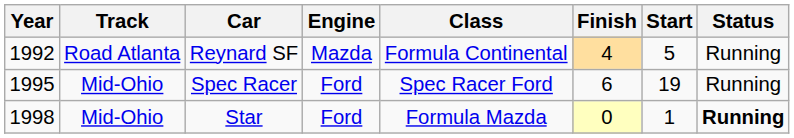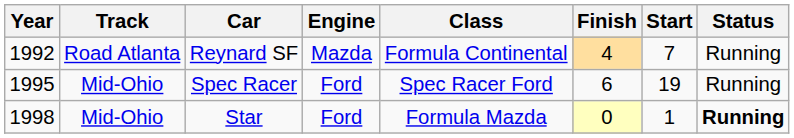(669, 53) 5 -> (669, 53) 7
